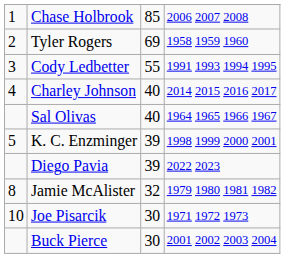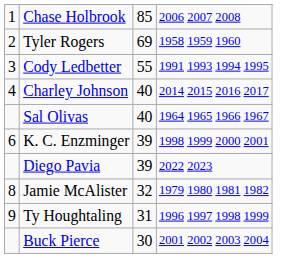(12, 141) 5 -> (12, 141) 6
+ row: (72, 215)
- row: (69, 215)
